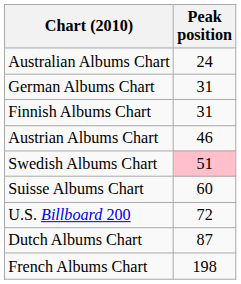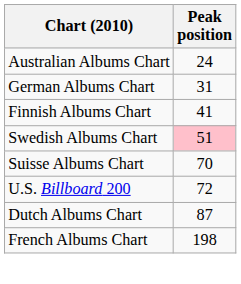(205, 112) 31 -> (205, 112) 41
- row: (83, 138)
(205, 189) 60 -> (205, 163) 70
